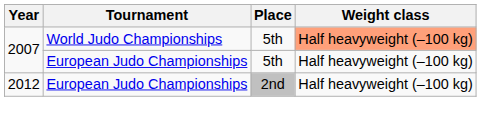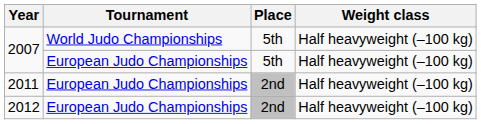(386, 38) lightsalmon background -> (386, 38) no background
+ row: (23, 84)
